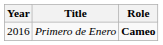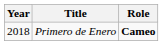(18, 31) 2016 -> (18, 31) 2018
